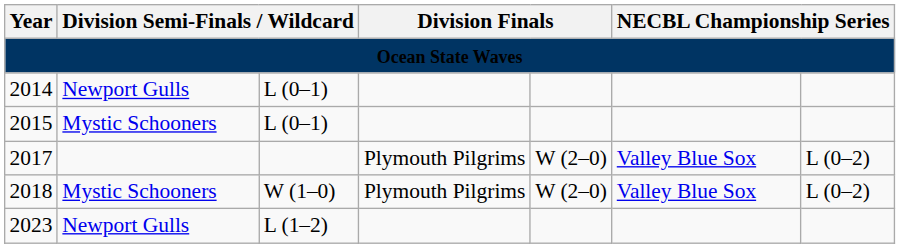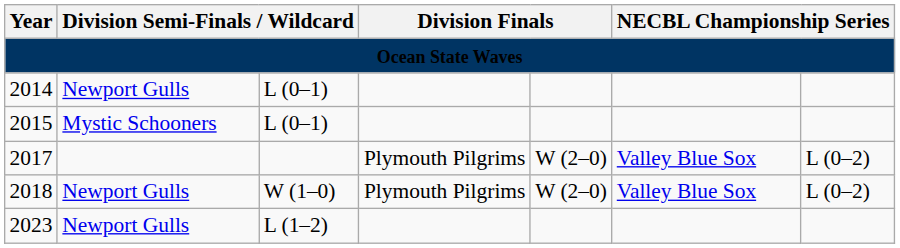(139, 191) Mystic Schooners -> (126, 191) Newport Gulls
